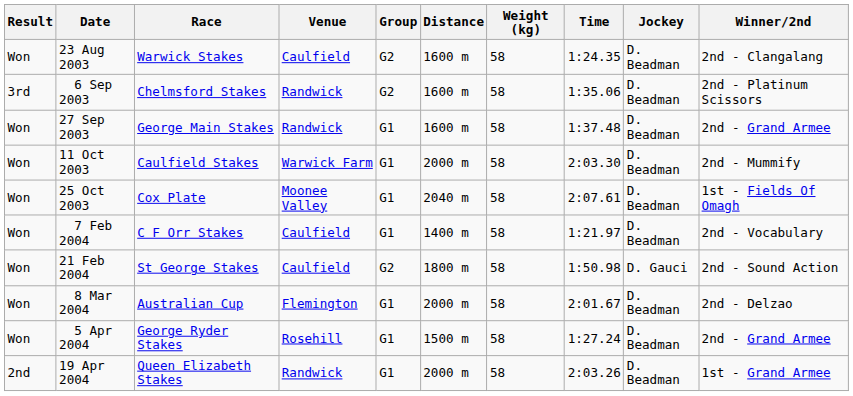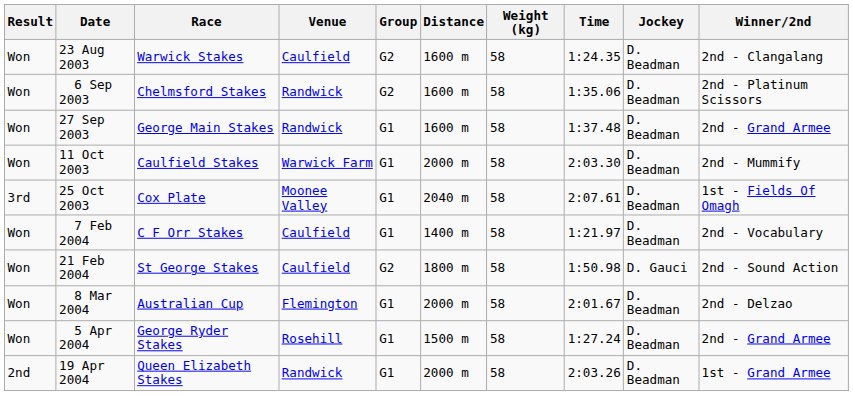(19, 92) 3rd -> (19, 92) Won
(19, 198) Won -> (19, 198) 3rd
